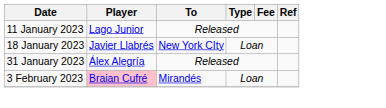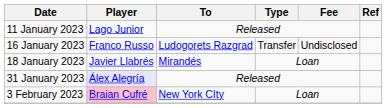+ row: (45, 45)
(191, 45) New York CIty -> (180, 62) Mirandés
(117, 62) no background -> (117, 78) lavender background
(180, 78) Mirandés -> (191, 95) New York CIty
